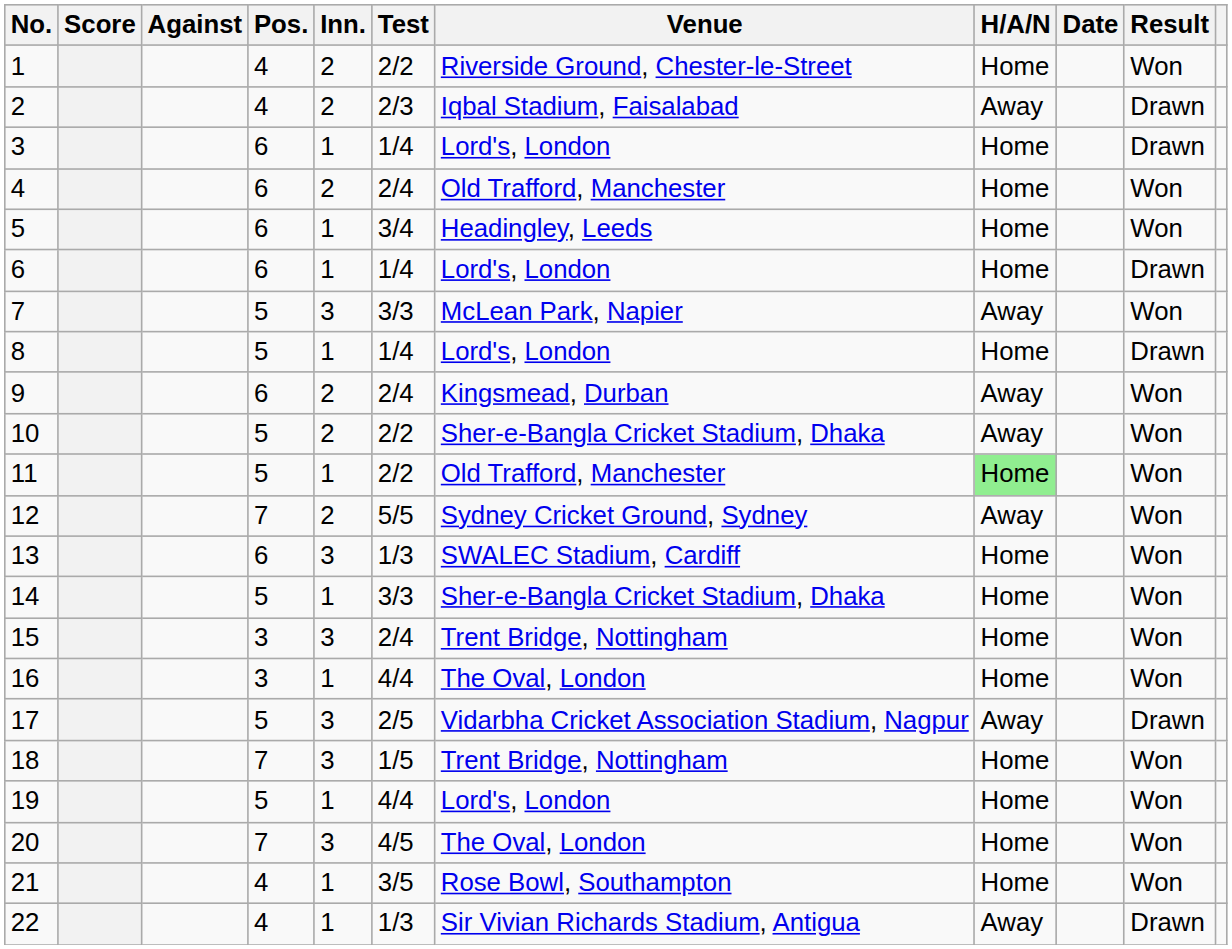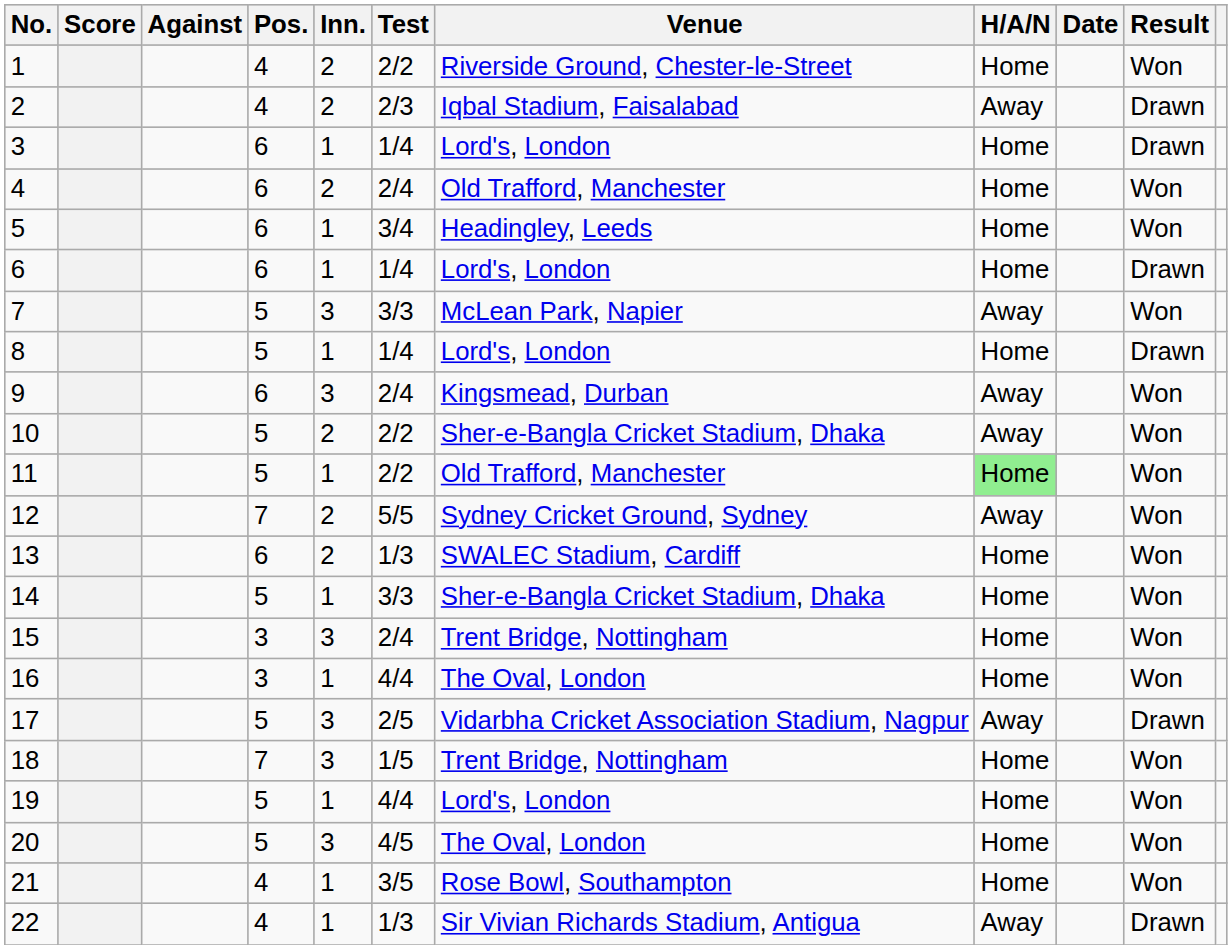(327, 392) 2 -> (327, 392) 3
(327, 556) 3 -> (327, 556) 2
(261, 842) 7 -> (261, 842) 5
